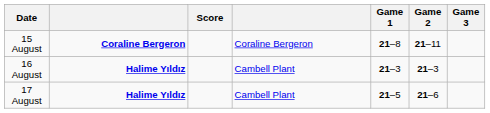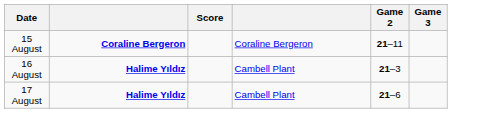- column: (390, 18)
